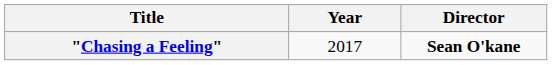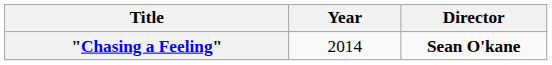(345, 45) 2017 -> (345, 45) 2014
